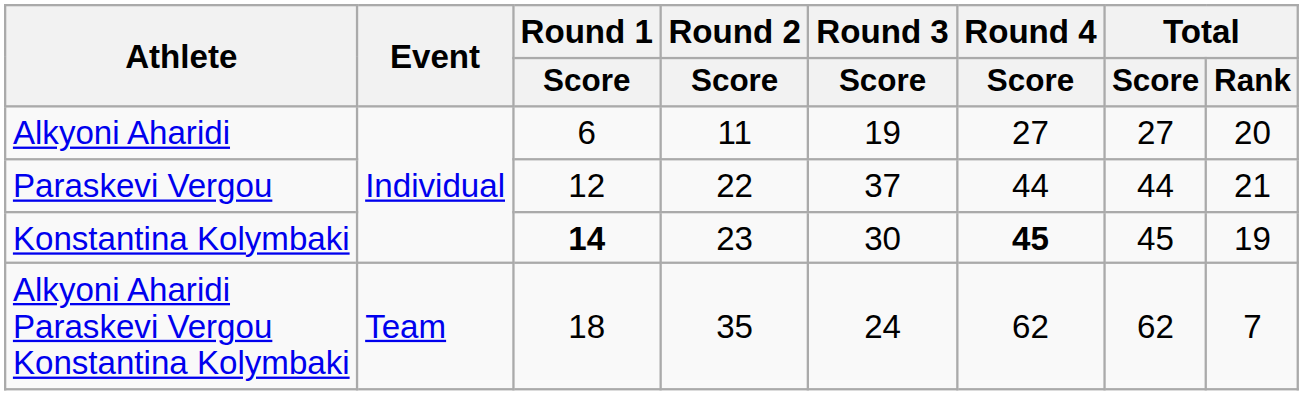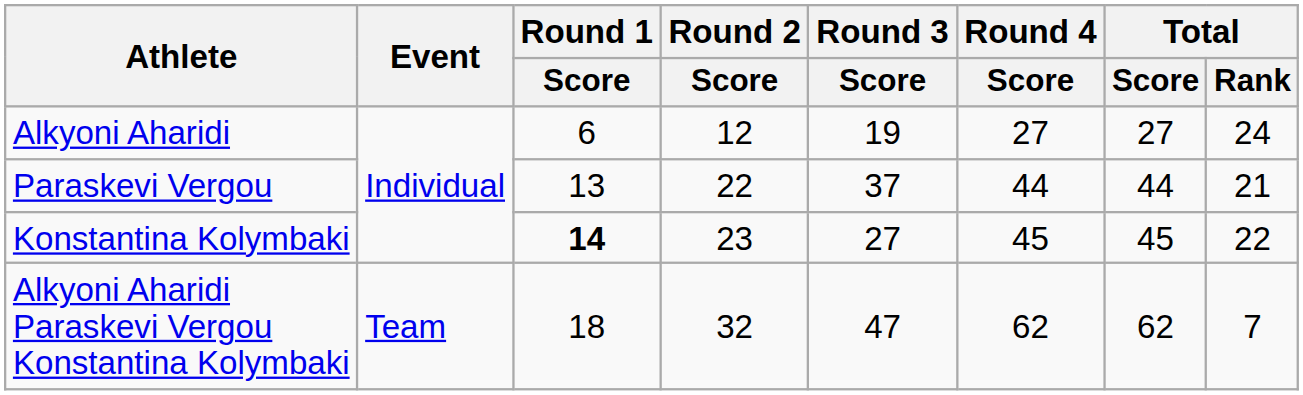(735, 133) 11 -> (735, 133) 12
(1252, 133) 20 -> (1252, 133) 24
(587, 186) 12 -> (587, 186) 13
(883, 238) 30 -> (883, 238) 27
(1030, 238) bold -> (1030, 238) normal
(1252, 238) 19 -> (1252, 238) 22
(735, 327) 35 -> (735, 327) 32
(883, 327) 24 -> (883, 327) 47
